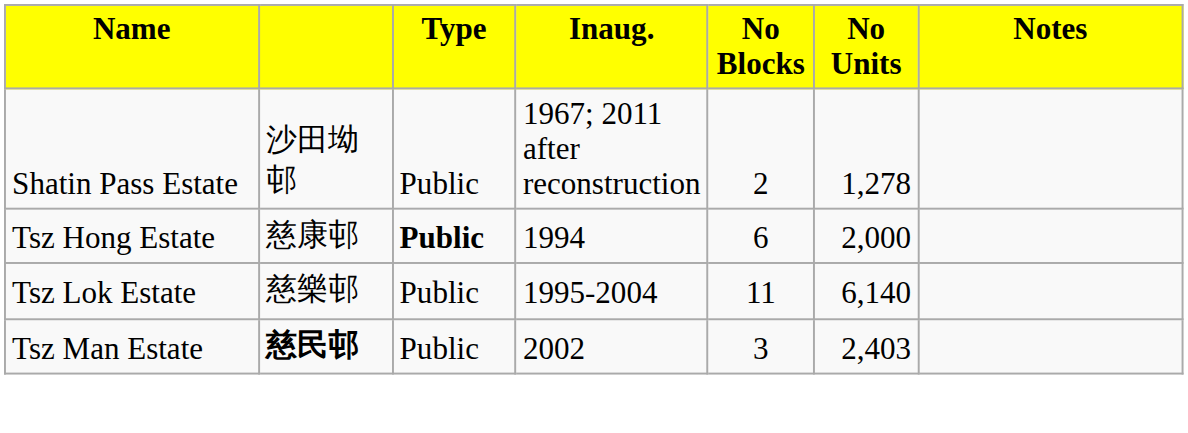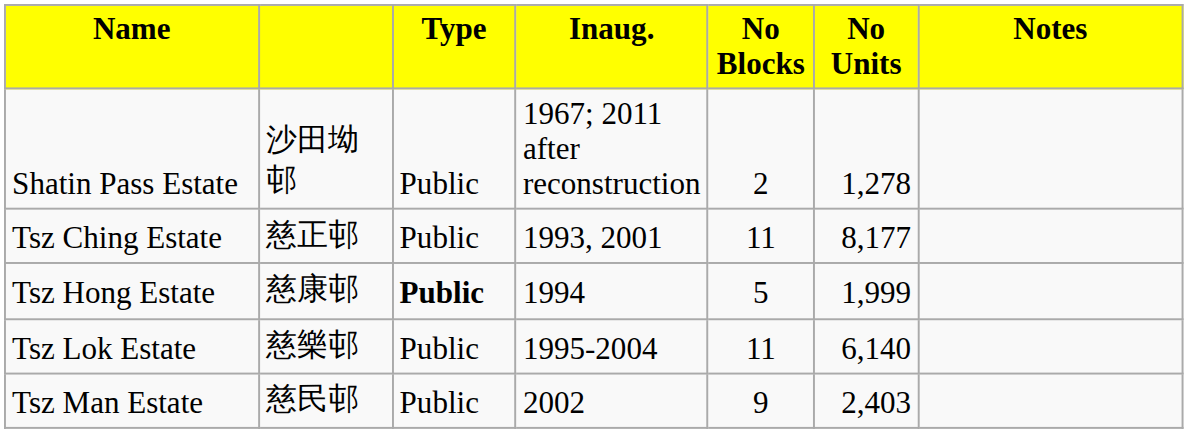+ row: (117, 238)
(761, 238) 6 -> (761, 293) 5
(876, 238) 2,000 -> (876, 293) 1,999
(312, 344) bold -> (312, 399) normal
(761, 348) 3 -> (761, 403) 9
